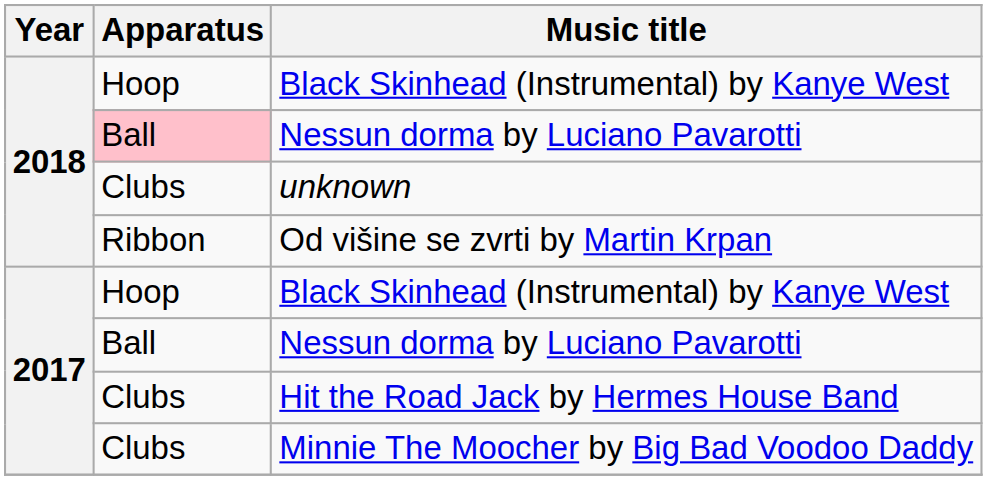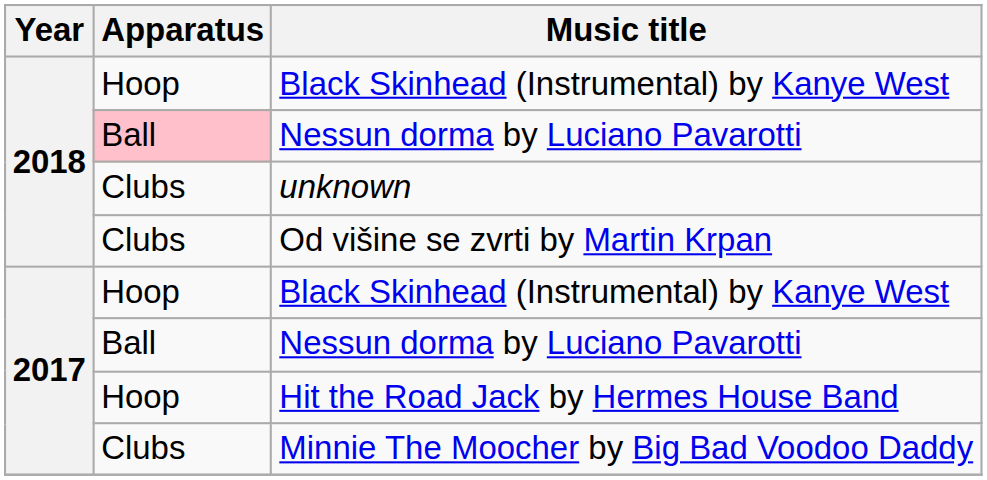(153, 239) Ribbon -> (143, 239) Clubs
(143, 396) Clubs -> (141, 396) Hoop
